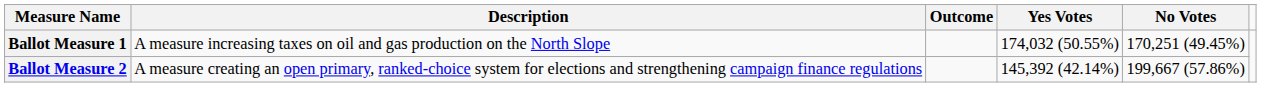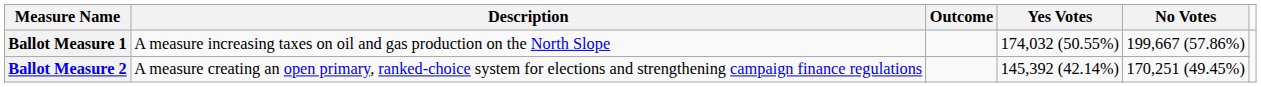(1186, 43) 170,251 (49.45%) -> (1186, 43) 199,667 (57.86%)
(1186, 69) 199,667 (57.86%) -> (1186, 69) 170,251 (49.45%)
